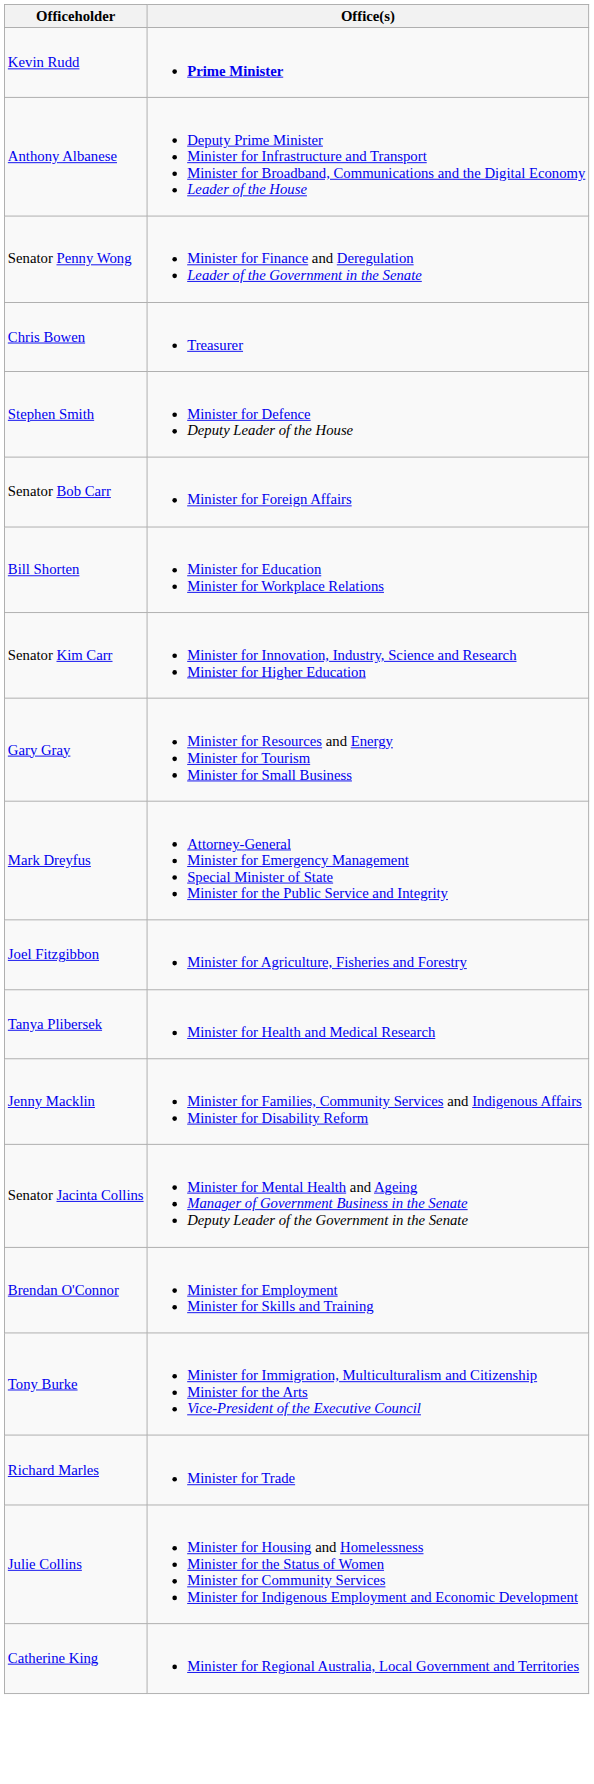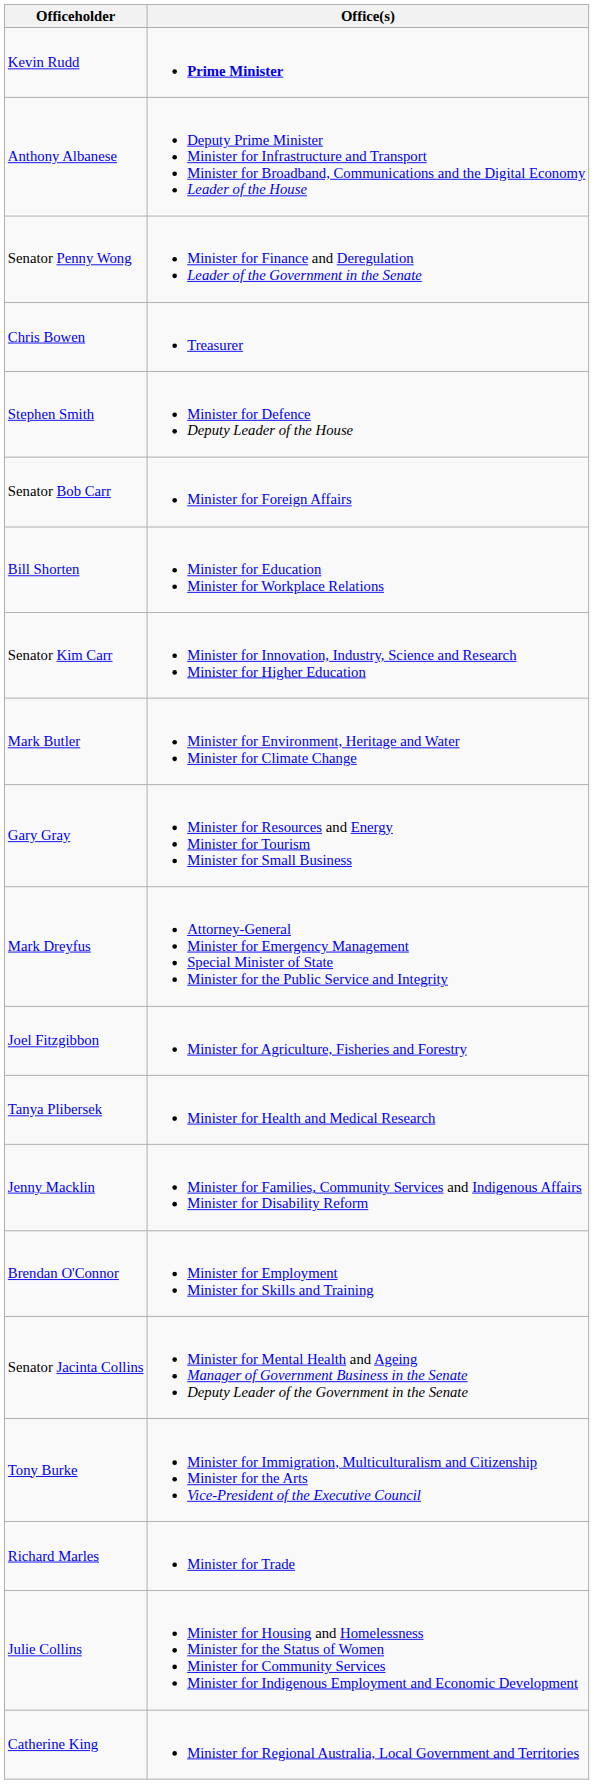+ row: (44, 741)
rows swapped: (76, 1195) <-> (63, 1290)
